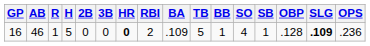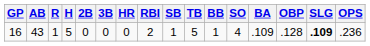columns swapped: (266, 13) <-> (177, 13)
(37, 31) 46 -> (37, 31) 43
(127, 31) bold -> (127, 31) normal
